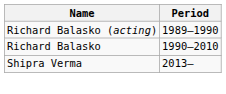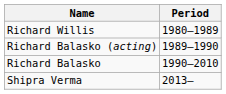+ row: (51, 30)
